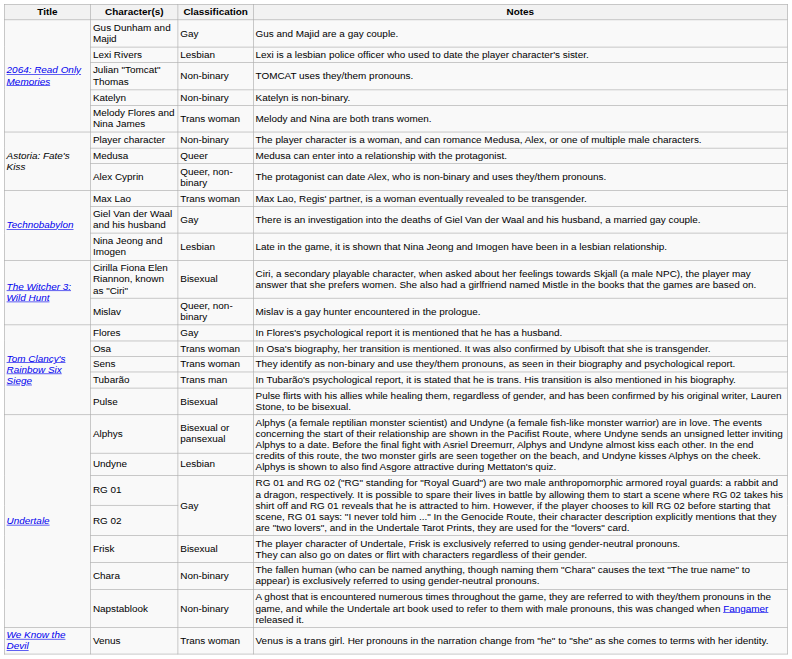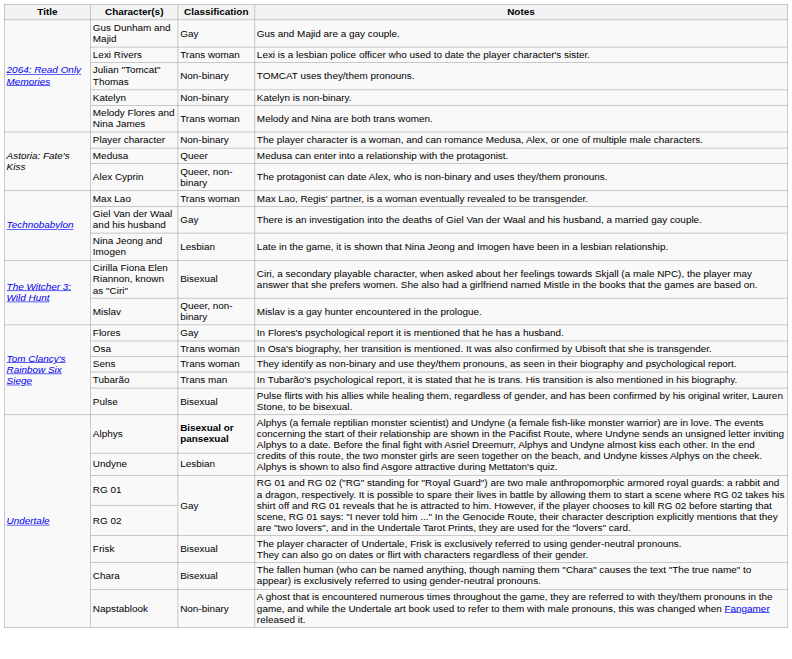(198, 54) Lesbian -> (210, 54) Trans woman
(205, 434) normal -> (207, 434) bold
(205, 576) Non-binary -> (199, 576) Bisexual
- row: (107, 641)
